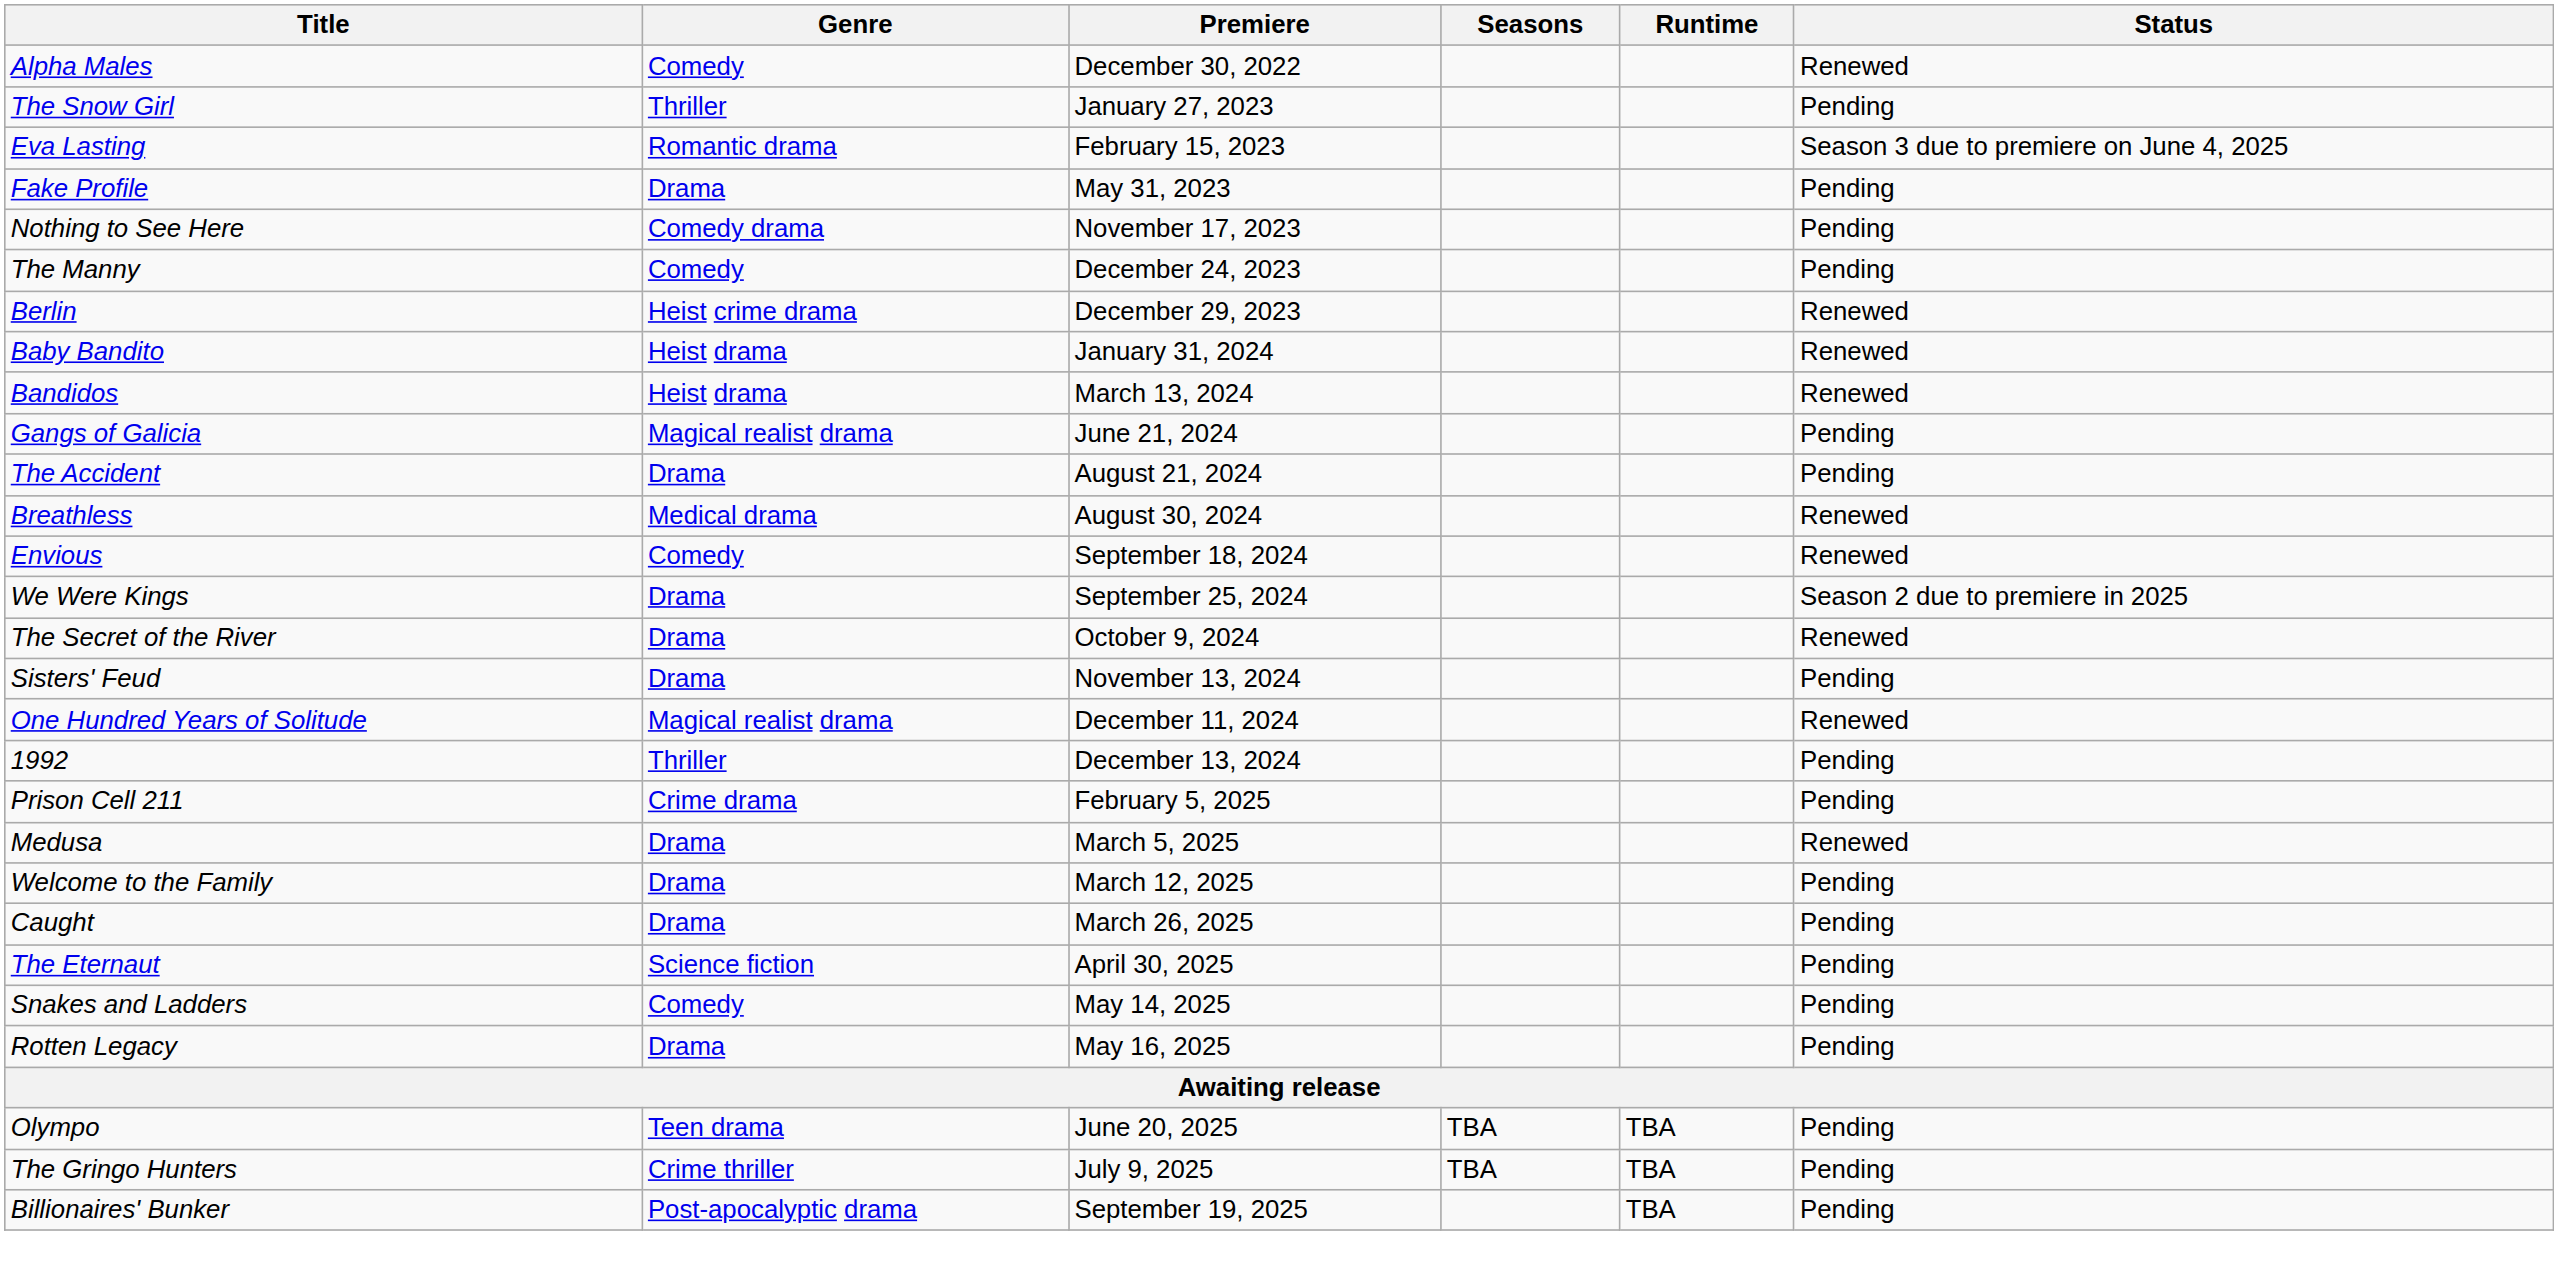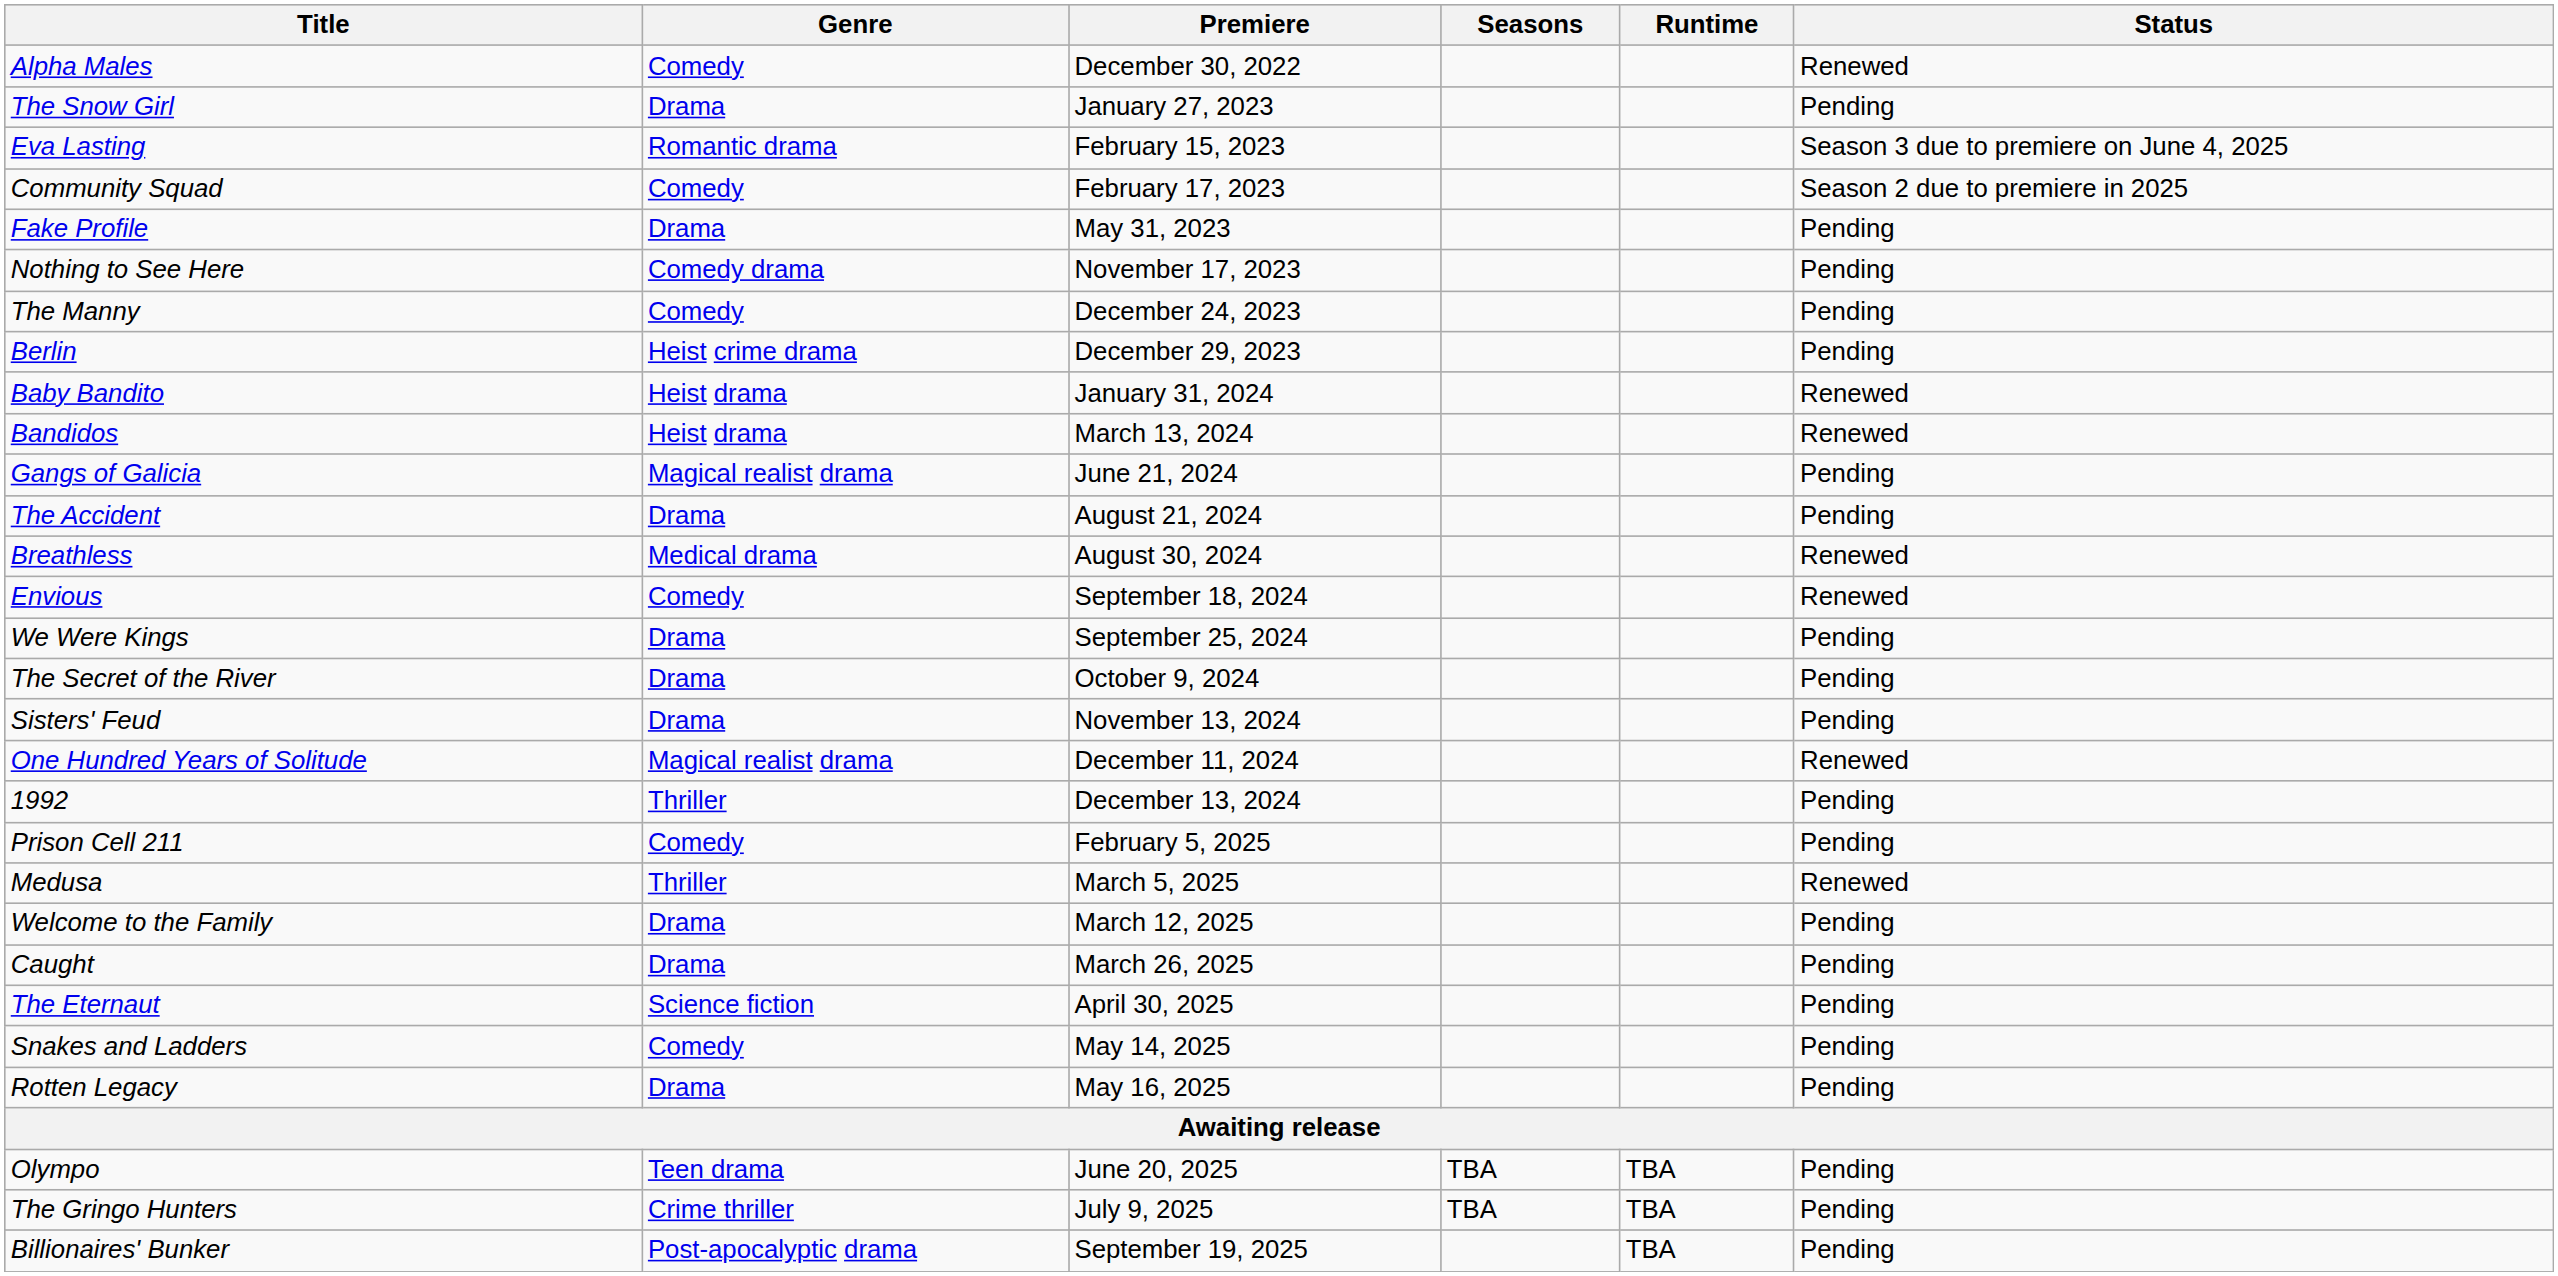(687, 106) Thriller -> (687, 106) Drama
+ row: (117, 188)
(1855, 310) Renewed -> (1847, 351) Pending
(1994, 596) Season 2 due to premiere in 2025 -> (1847, 637) Pending
(1855, 637) Renewed -> (1847, 678) Pending
(722, 801) Crime drama -> (696, 842) Comedy
(687, 842) Drama -> (687, 882) Thriller
